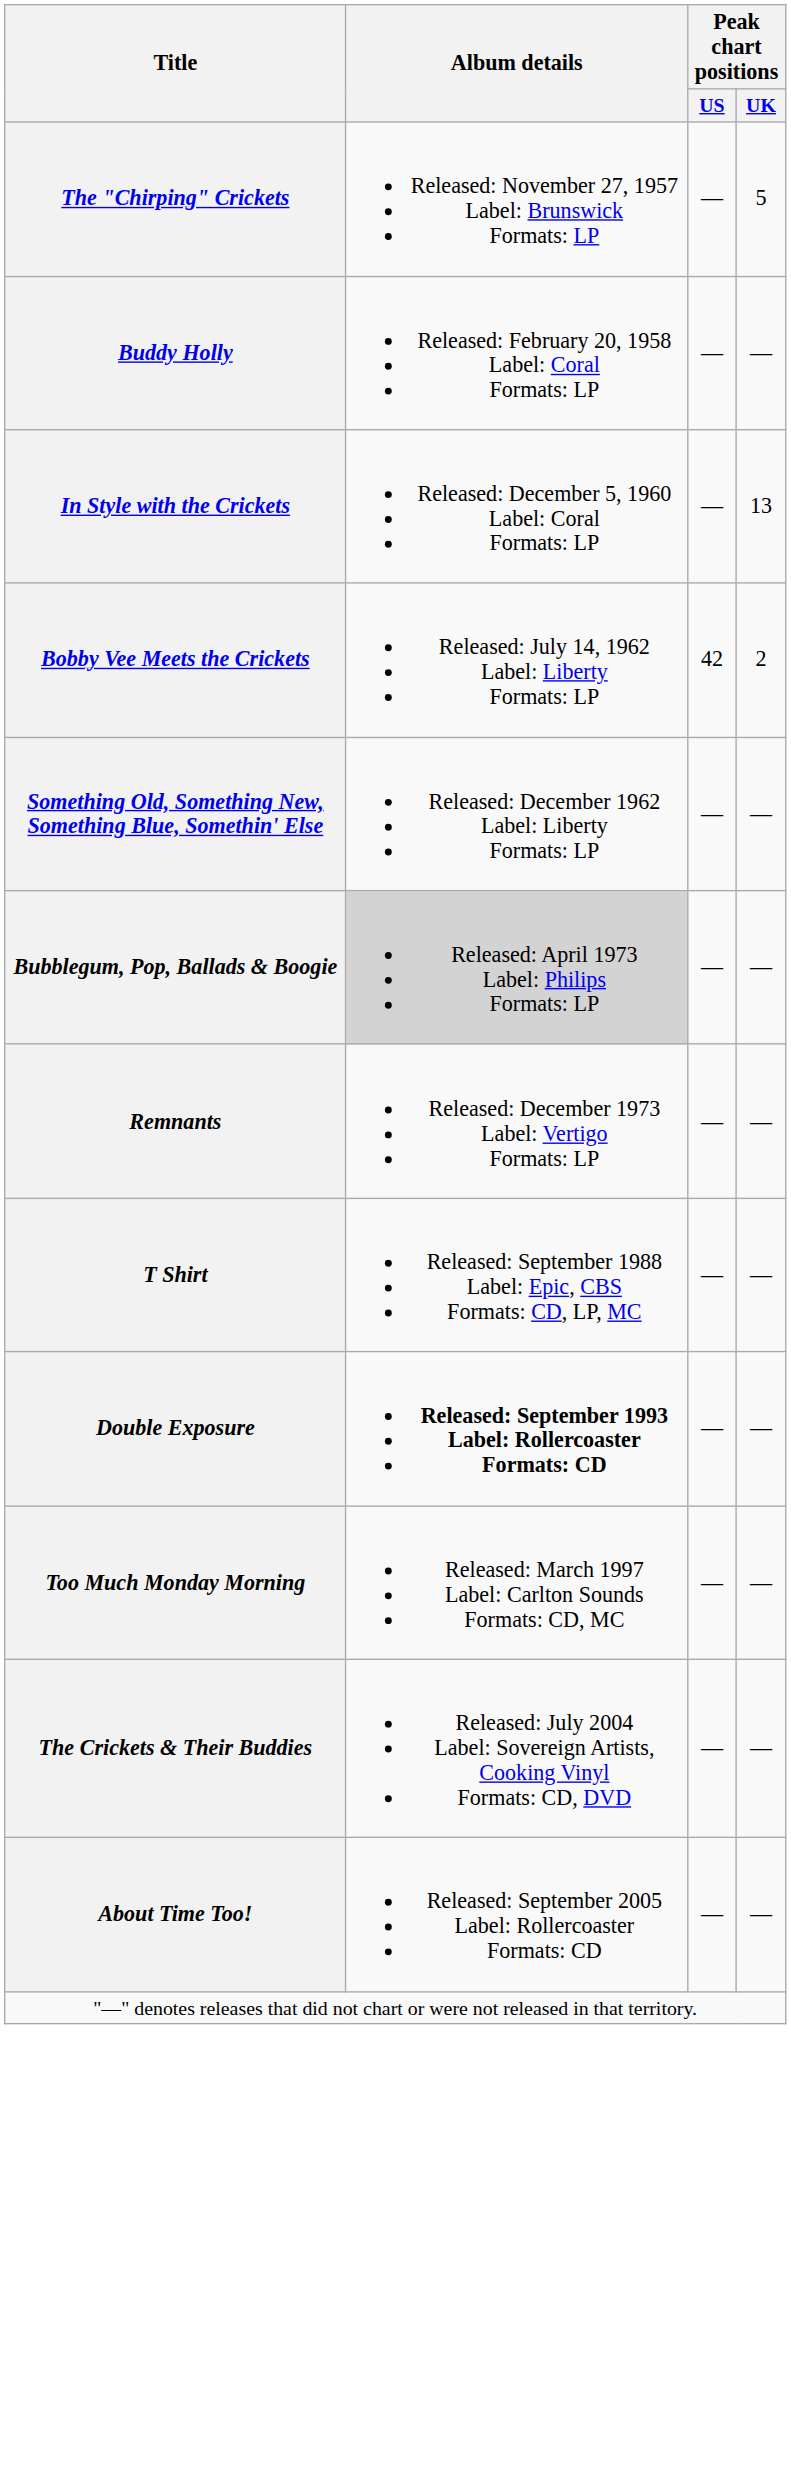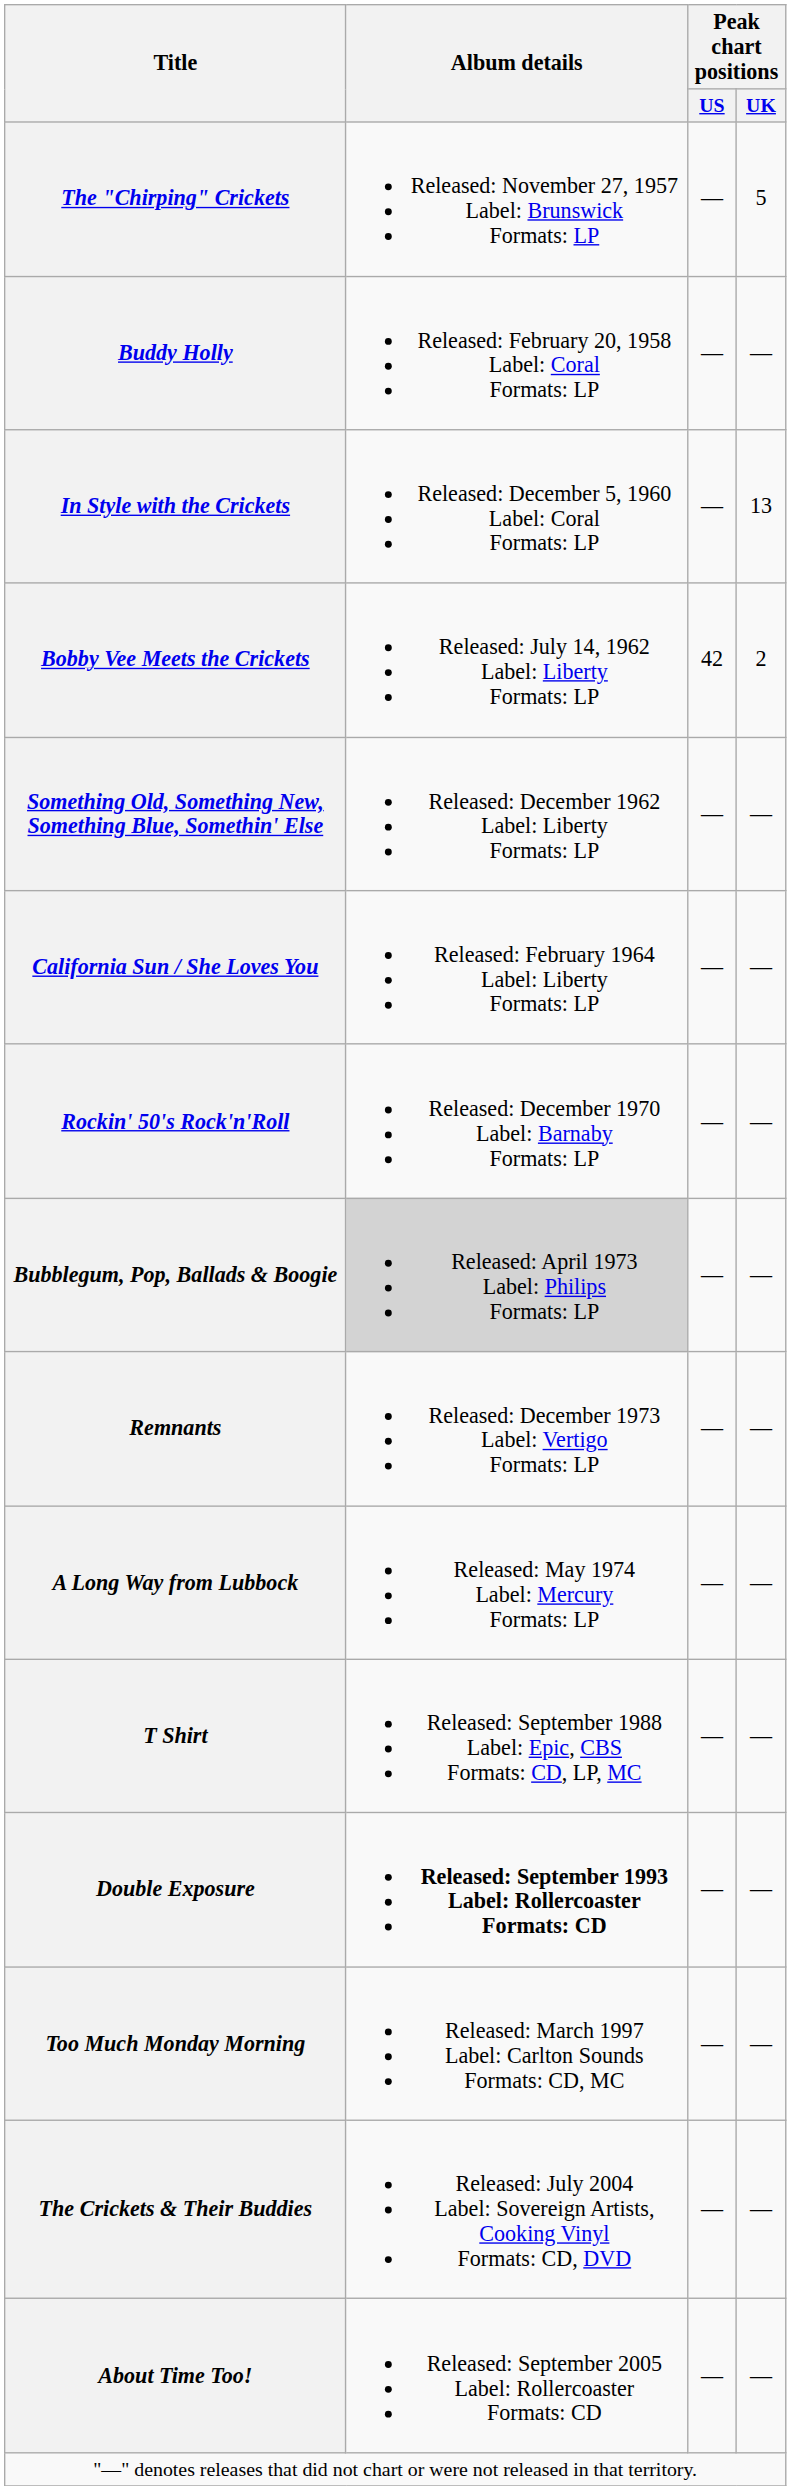+ row: (175, 967)
+ row: (175, 1121)
+ row: (175, 1582)
